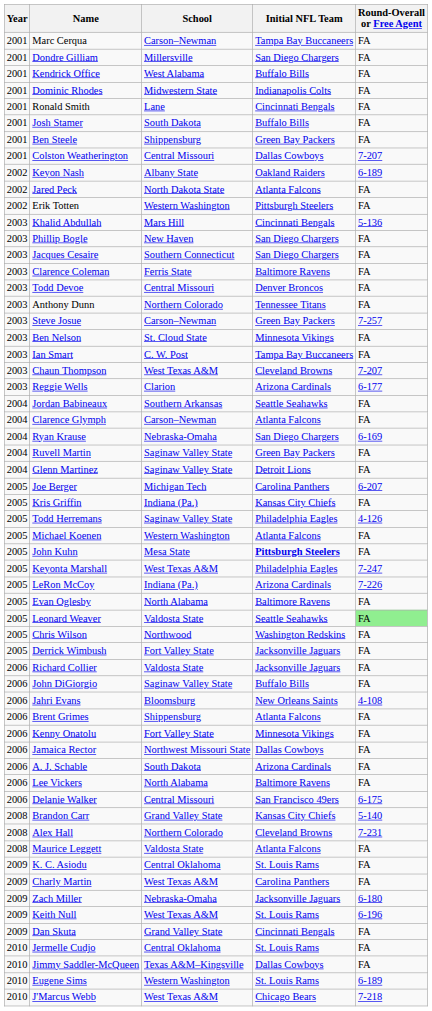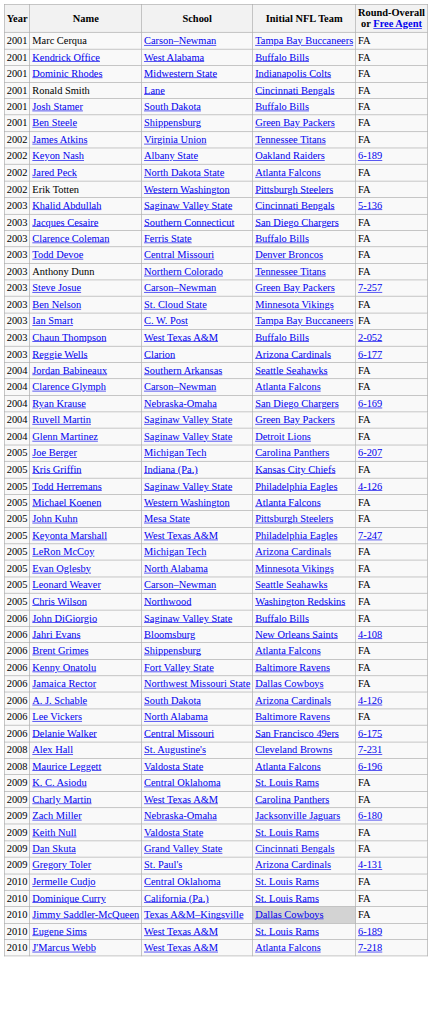- row: (65, 57)
- row: (80, 156)
+ row: (60, 139)
(164, 222) Mars Hill -> (188, 205) Saginaw Valley State
- row: (60, 238)
(293, 271) Baltimore Ravens -> (282, 238) Buffalo Bills
(294, 370) Cleveland Browns -> (282, 337) Buffalo Bills
(370, 370) 7-207 -> (370, 337) 2-052
(297, 552) bold -> (294, 519) normal
(171, 585) Indiana (Pa.) -> (175, 552) Michigan Tech
(370, 585) 7-226 -> (364, 552) FA
(293, 601) Baltimore Ravens -> (294, 568) Minnesota Vikings
(174, 618) Valdosta State -> (180, 585) Carson–Newman
(364, 618) lightgreen background -> (364, 585) no background
- row: (69, 651)
- row: (65, 667)
(294, 733) Minnesota Vikings -> (293, 667) Baltimore Ravens
(364, 766) FA -> (370, 700) 4-126
- row: (61, 816)
(183, 832) Northern Colorado -> (175, 750) St. Augustine's
(364, 849) FA -> (370, 766) 6-196
(181, 915) West Texas A&M -> (174, 832) Valdosta State
(370, 915) 6-196 -> (364, 832) FA
+ row: (62, 865)
+ row: (69, 898)
(289, 964) no background -> (289, 915) lightgrey background
(187, 981) Western Washington -> (181, 931) West Texas A&M
(286, 997) Chicago Bears -> (288, 948) Atlanta Falcons
